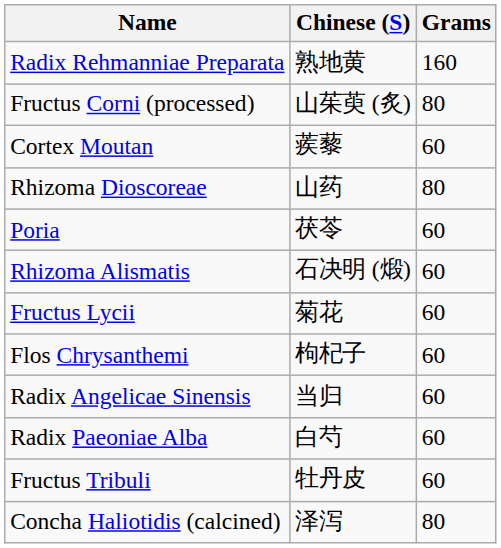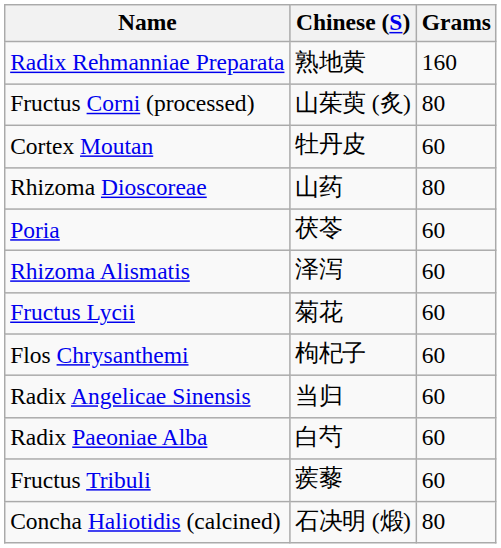(319, 145) 蒺藜 -> (331, 145) 牡丹皮
(353, 270) 石决明 (煅) -> (319, 270) 泽泻
(331, 479) 牡丹皮 -> (319, 479) 蒺藜
(319, 520) 泽泻 -> (353, 520) 石决明 (煅)
